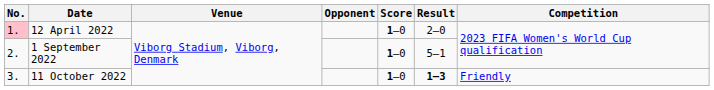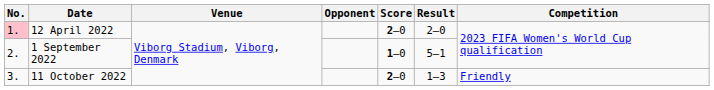(396, 30) 1–0 -> (396, 30) 2–0
(396, 77) 1–0 -> (396, 77) 2–0
(436, 77) bold -> (436, 77) normal
